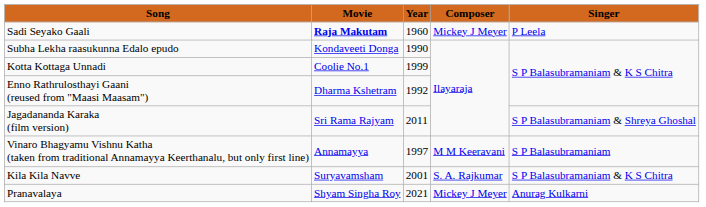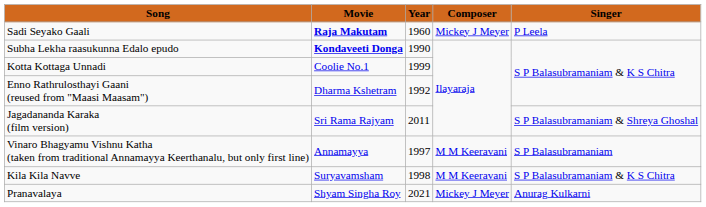(356, 48) normal -> (358, 48) bold
(417, 175) 2001 -> (419, 175) 1998
(468, 175) S. A. Rajkumar -> (471, 175) M M Keeravani
